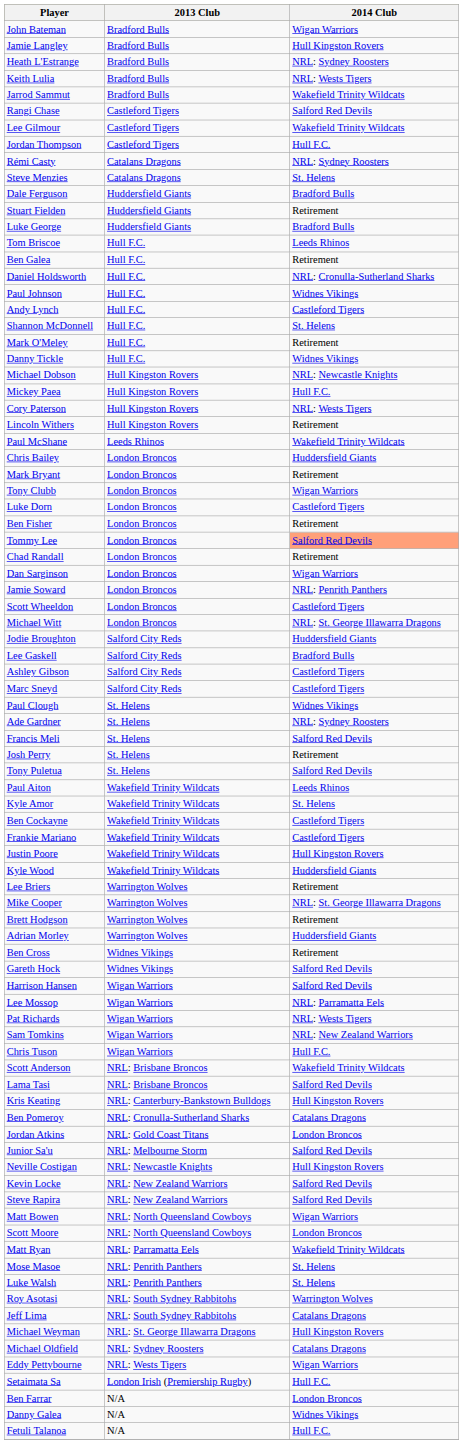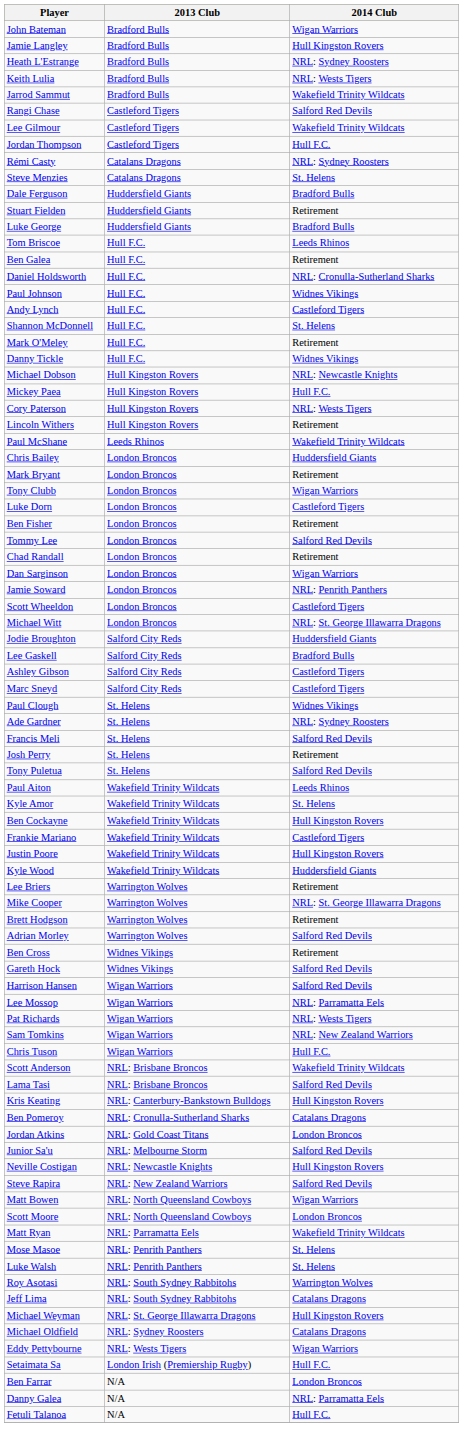(332, 540) lightsalmon background -> (332, 540) no background
(328, 820) Castleford Tigers -> (338, 820) Hull Kingston Rovers
(334, 936) Huddersfield Giants -> (332, 936) Salford Red Devils
- row: (34, 1183)
(325, 1414) Widnes Vikings -> (338, 1398) NRL: Parramatta Eels
